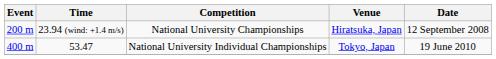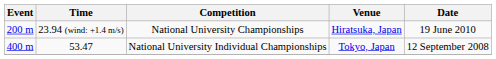(448, 29) 12 September 2008 -> (448, 29) 19 June 2010
(448, 46) 19 June 2010 -> (448, 46) 12 September 2008
